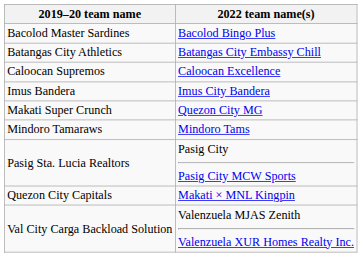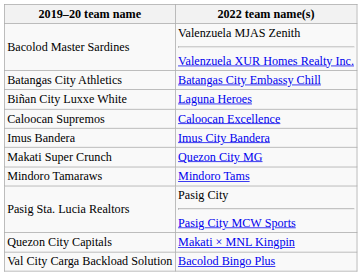(227, 33) Bacolod Bingo Plus -> (266, 47) Valenzuela MJAS Zenith Valenzuela XUR Homes Realty Inc.
+ row: (67, 99)
(266, 228) Valenzuela MJAS Zenith Valenzuela XUR Homes Realty Inc. -> (227, 261) Bacolod Bingo Plus
